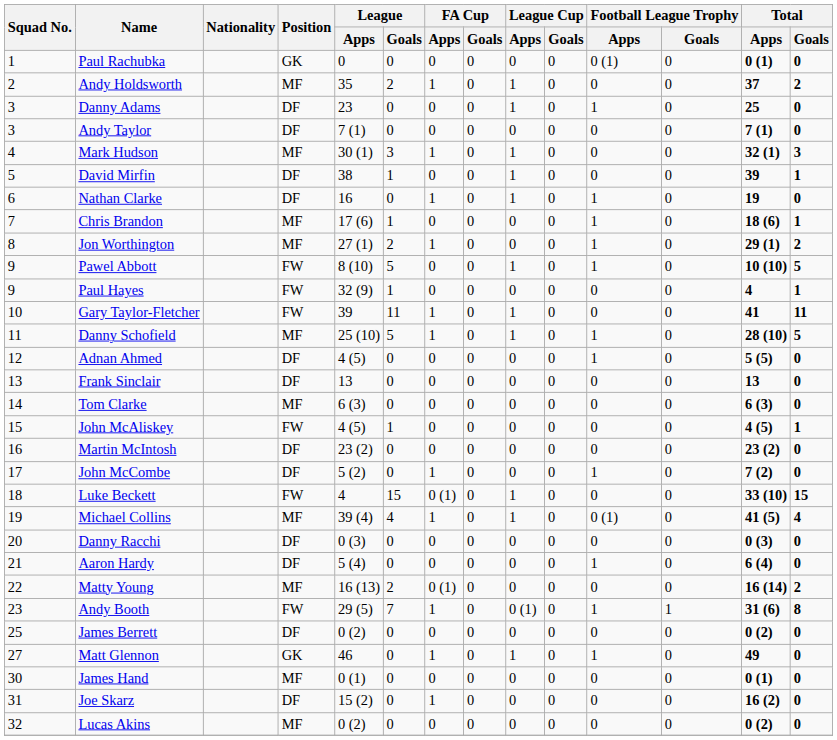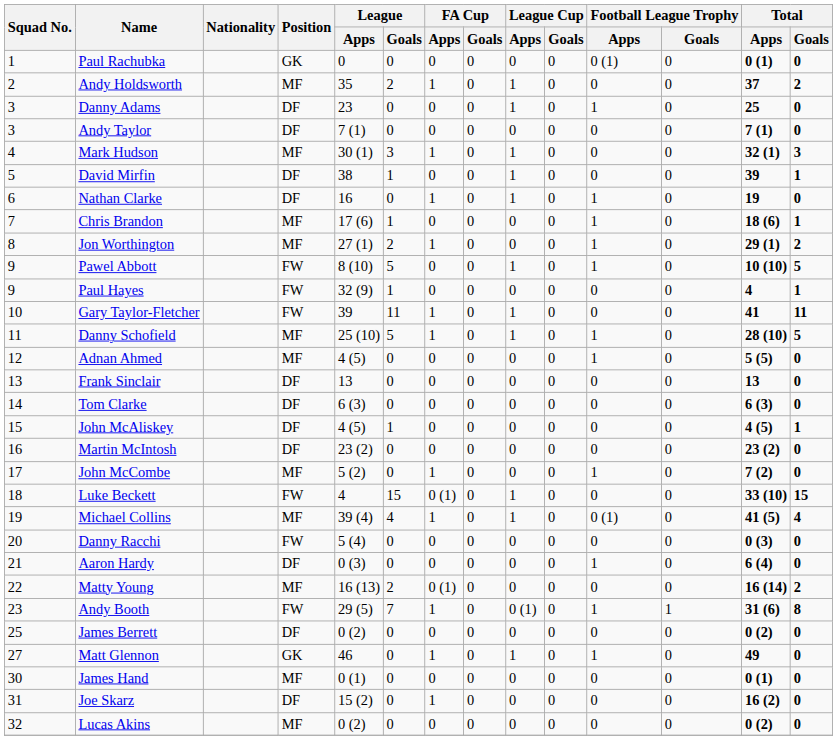(291, 358) DF -> (292, 358) MF
(292, 404) MF -> (291, 404) DF
(293, 426) FW -> (291, 426) DF
(291, 472) DF -> (292, 472) MF
(291, 541) DF -> (293, 541) FW
(352, 541) 0 (3) -> (352, 541) 5 (4)
(352, 564) 5 (4) -> (352, 564) 0 (3)
